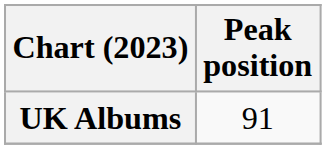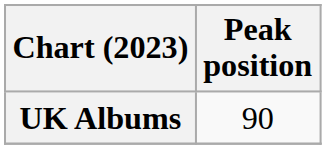(258, 117) 91 -> (258, 117) 90
